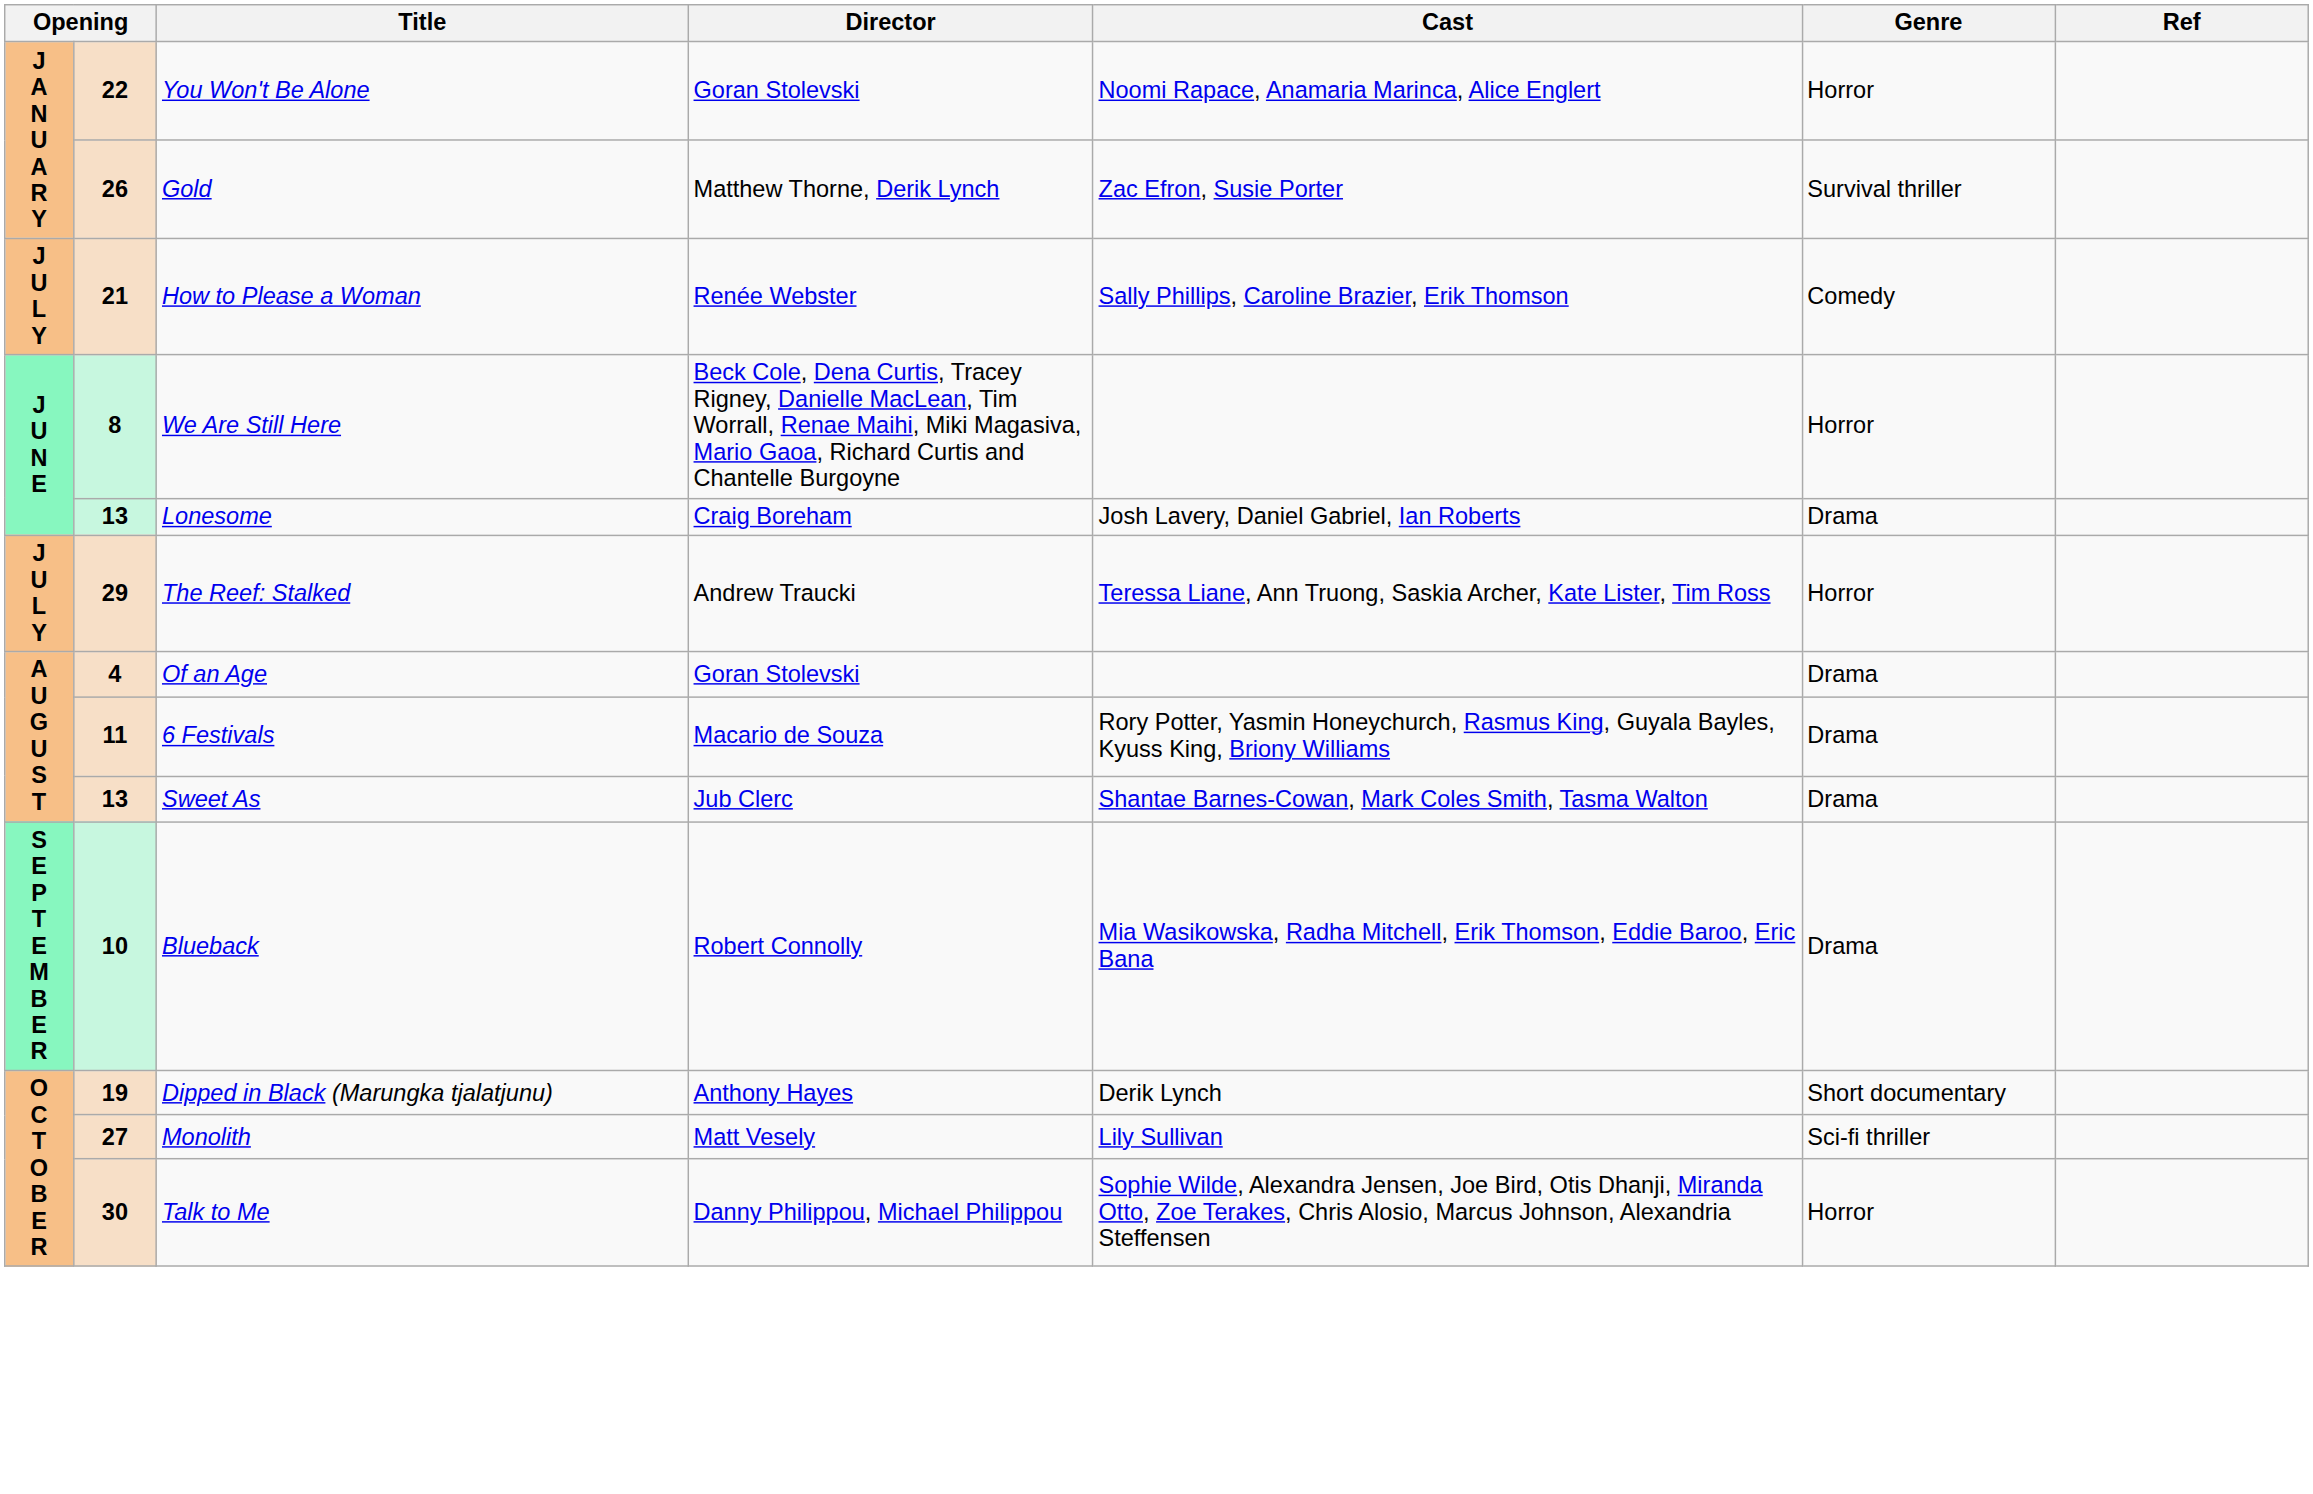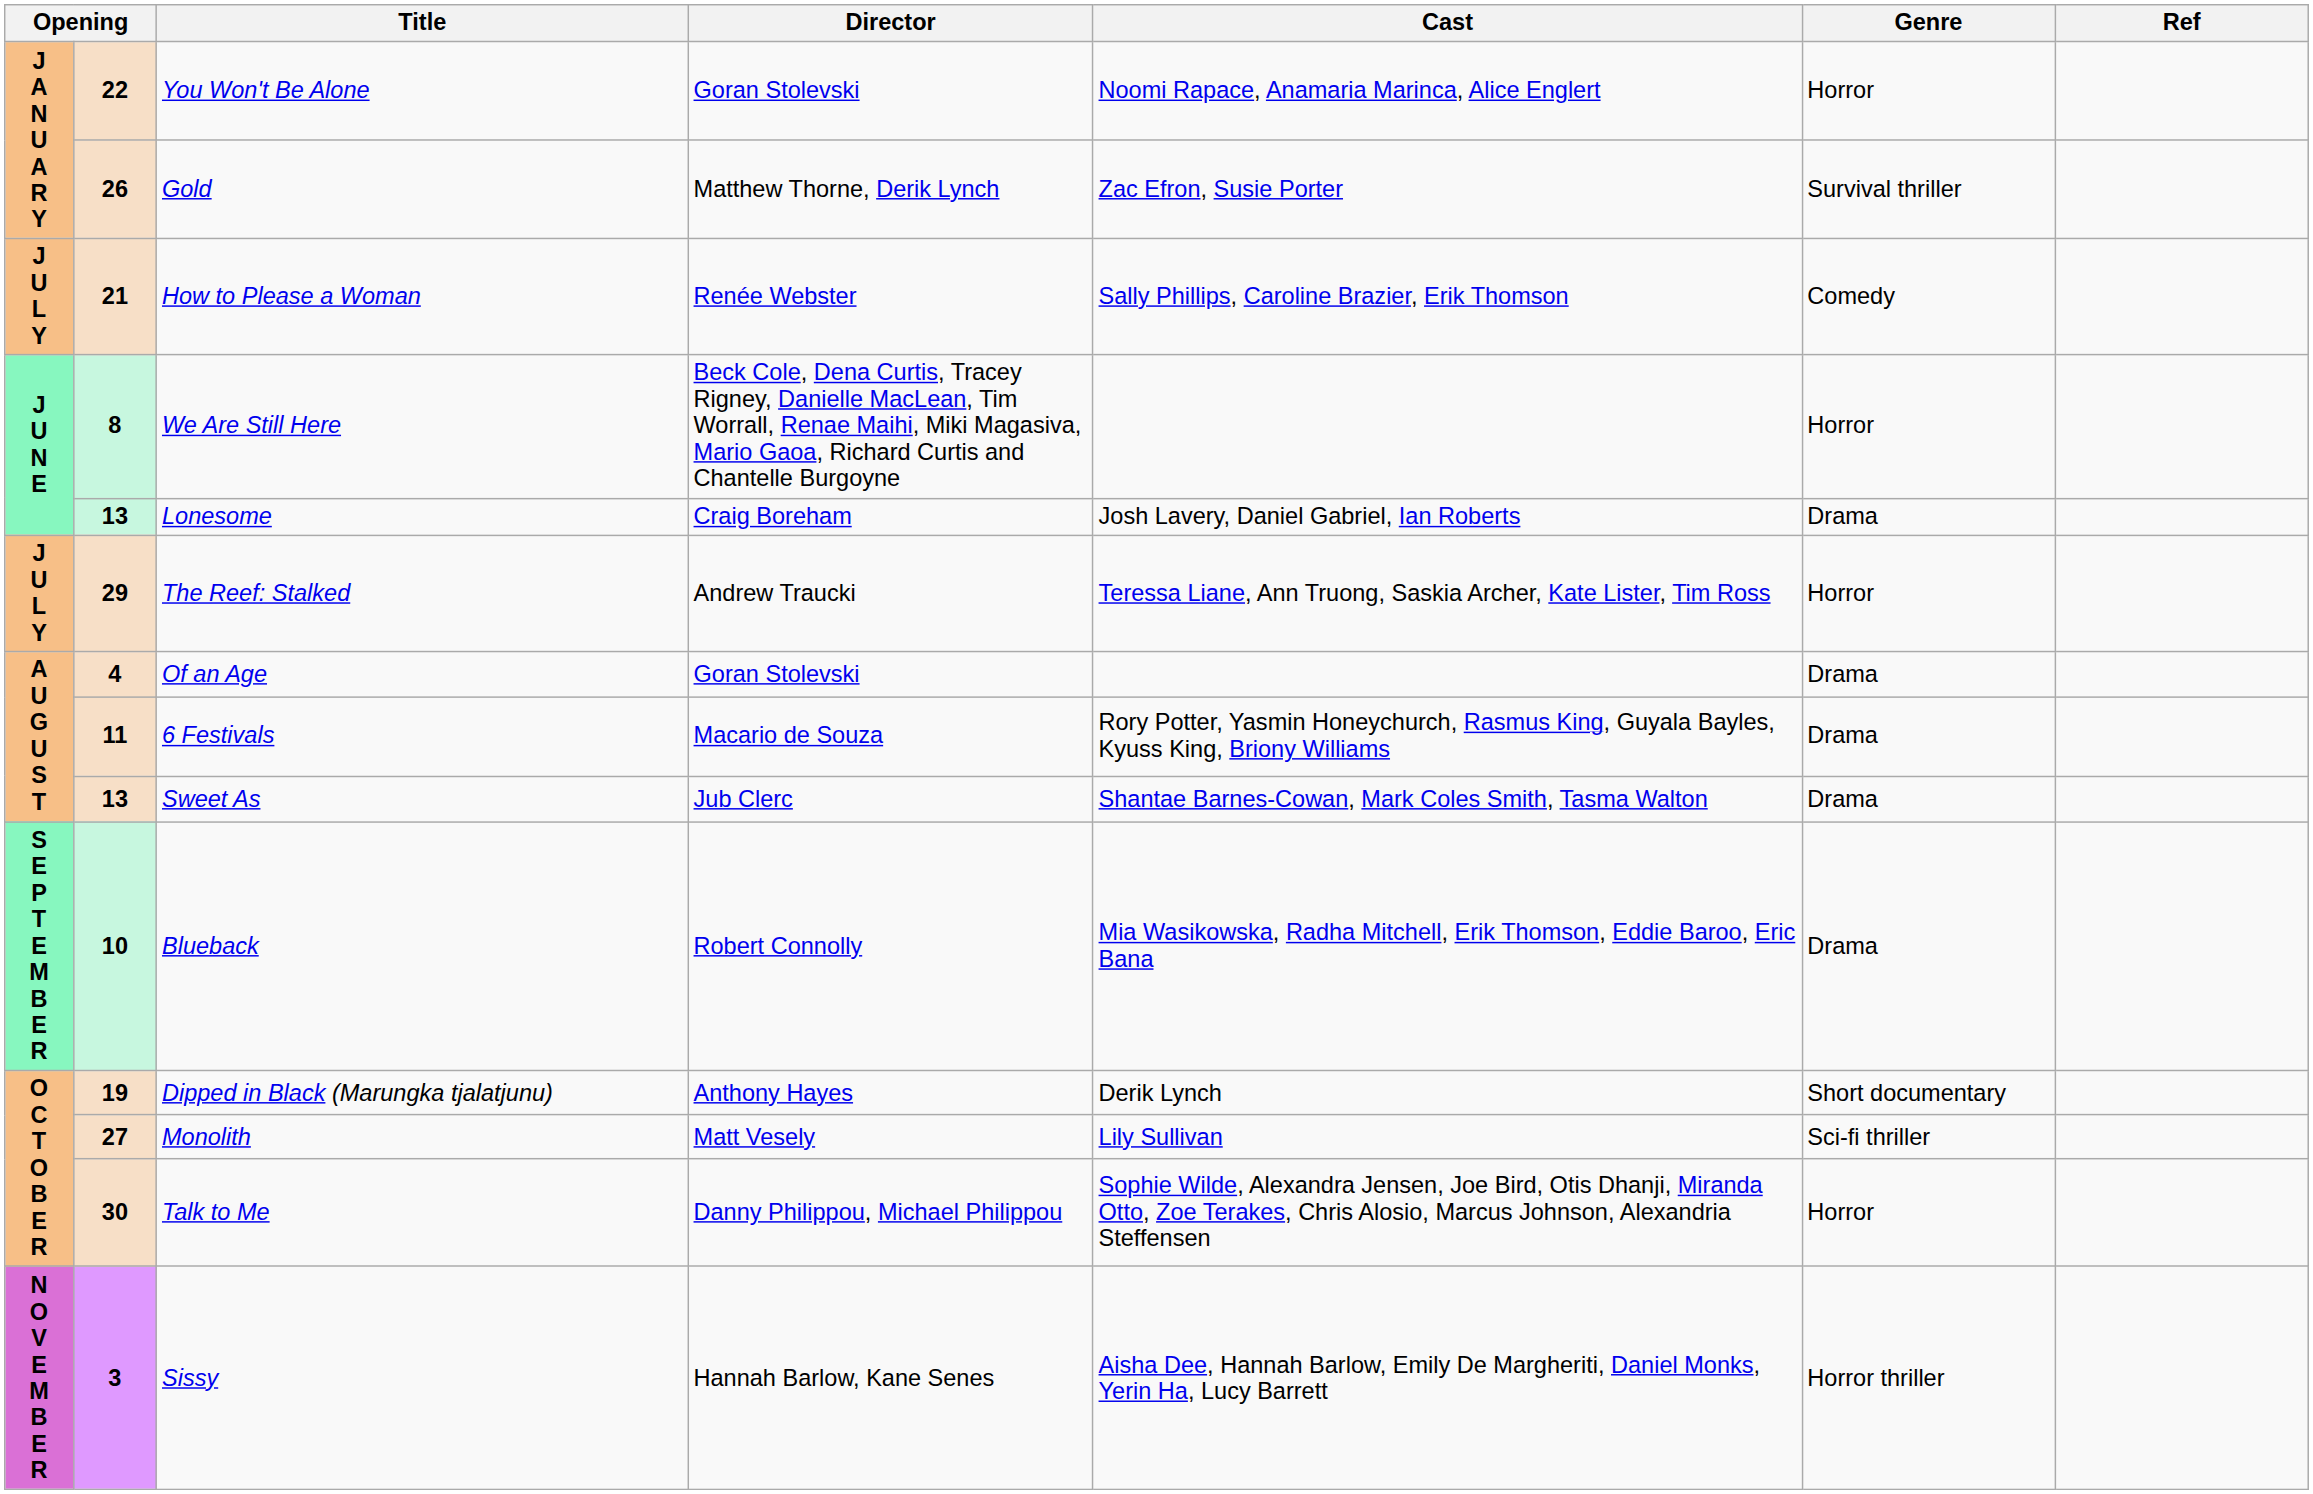+ row: (190, 1377)
